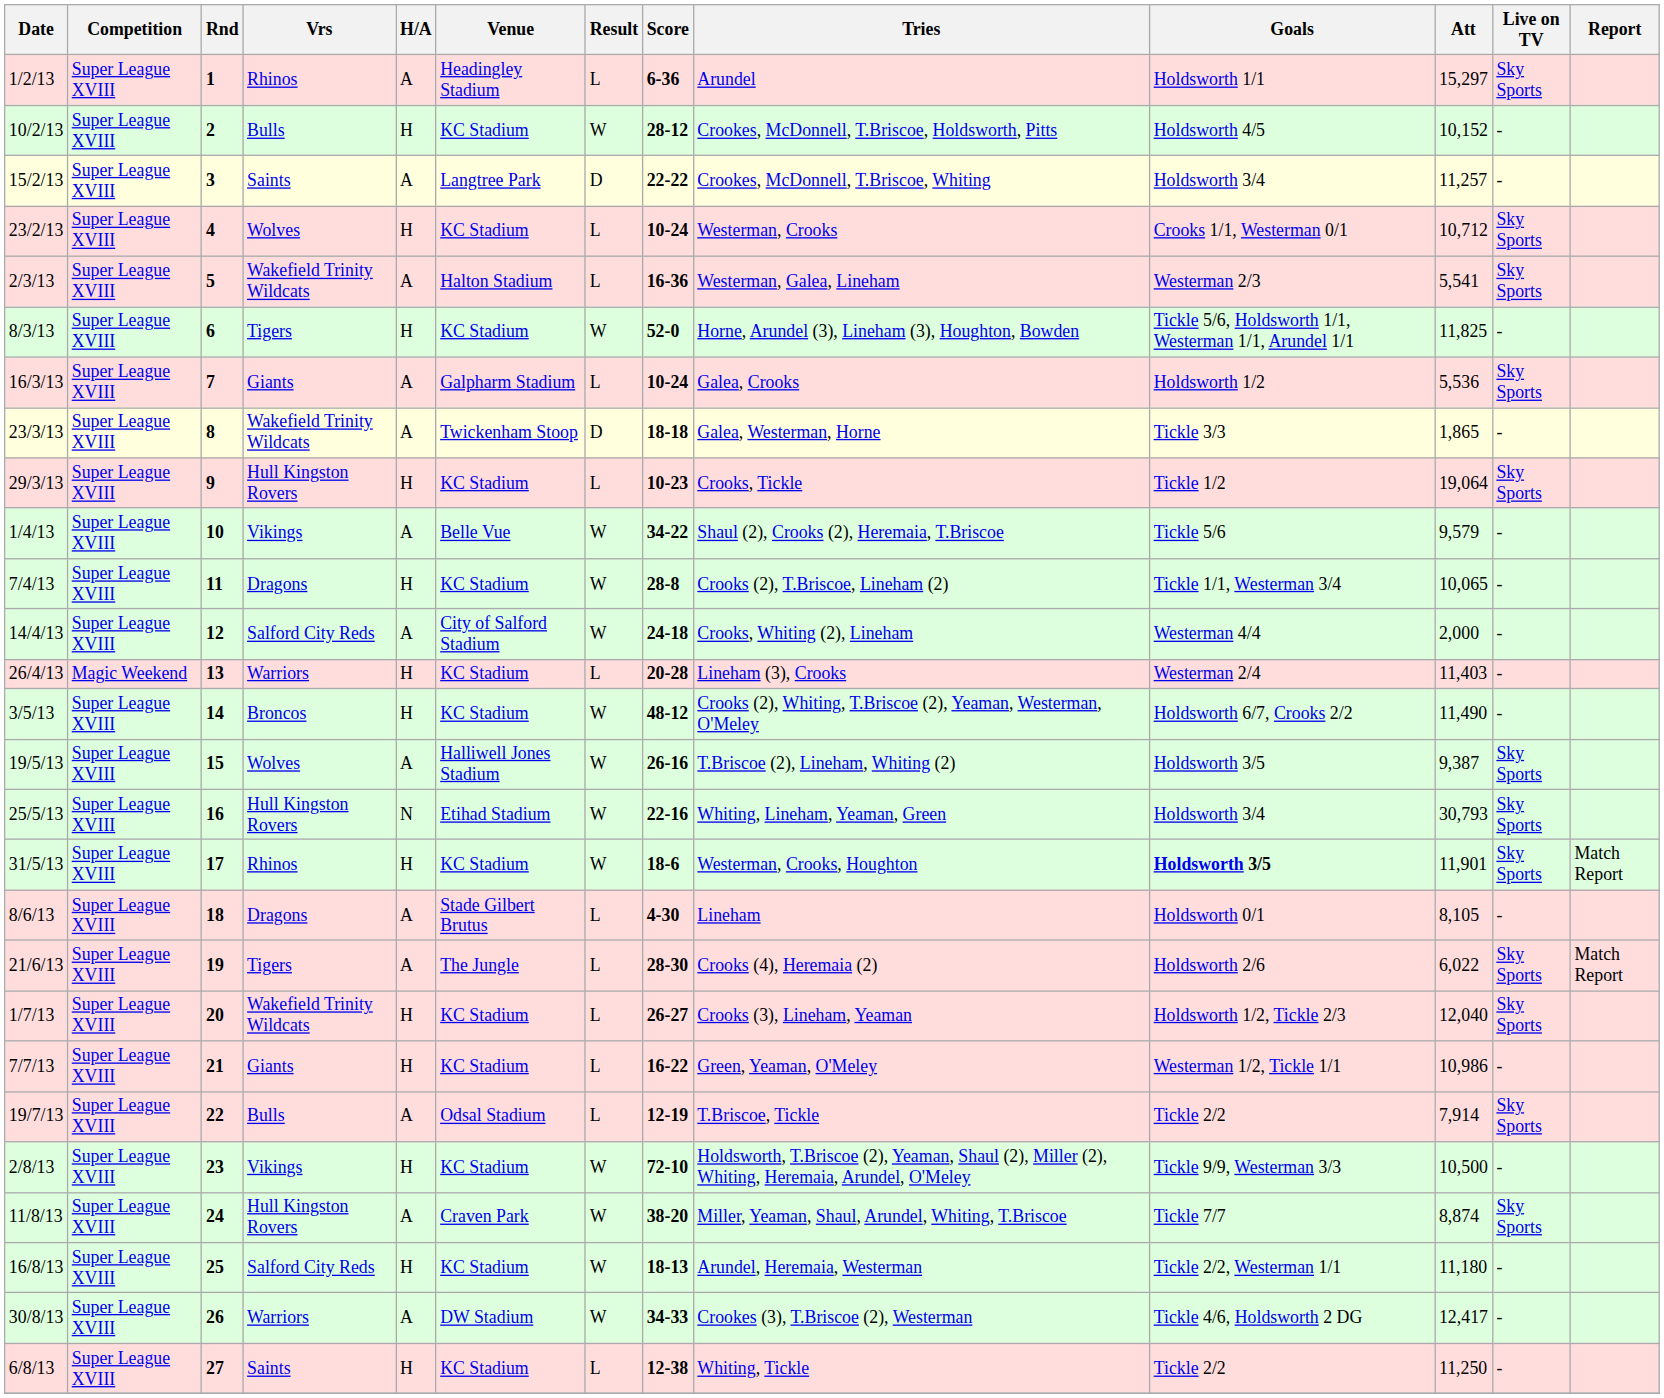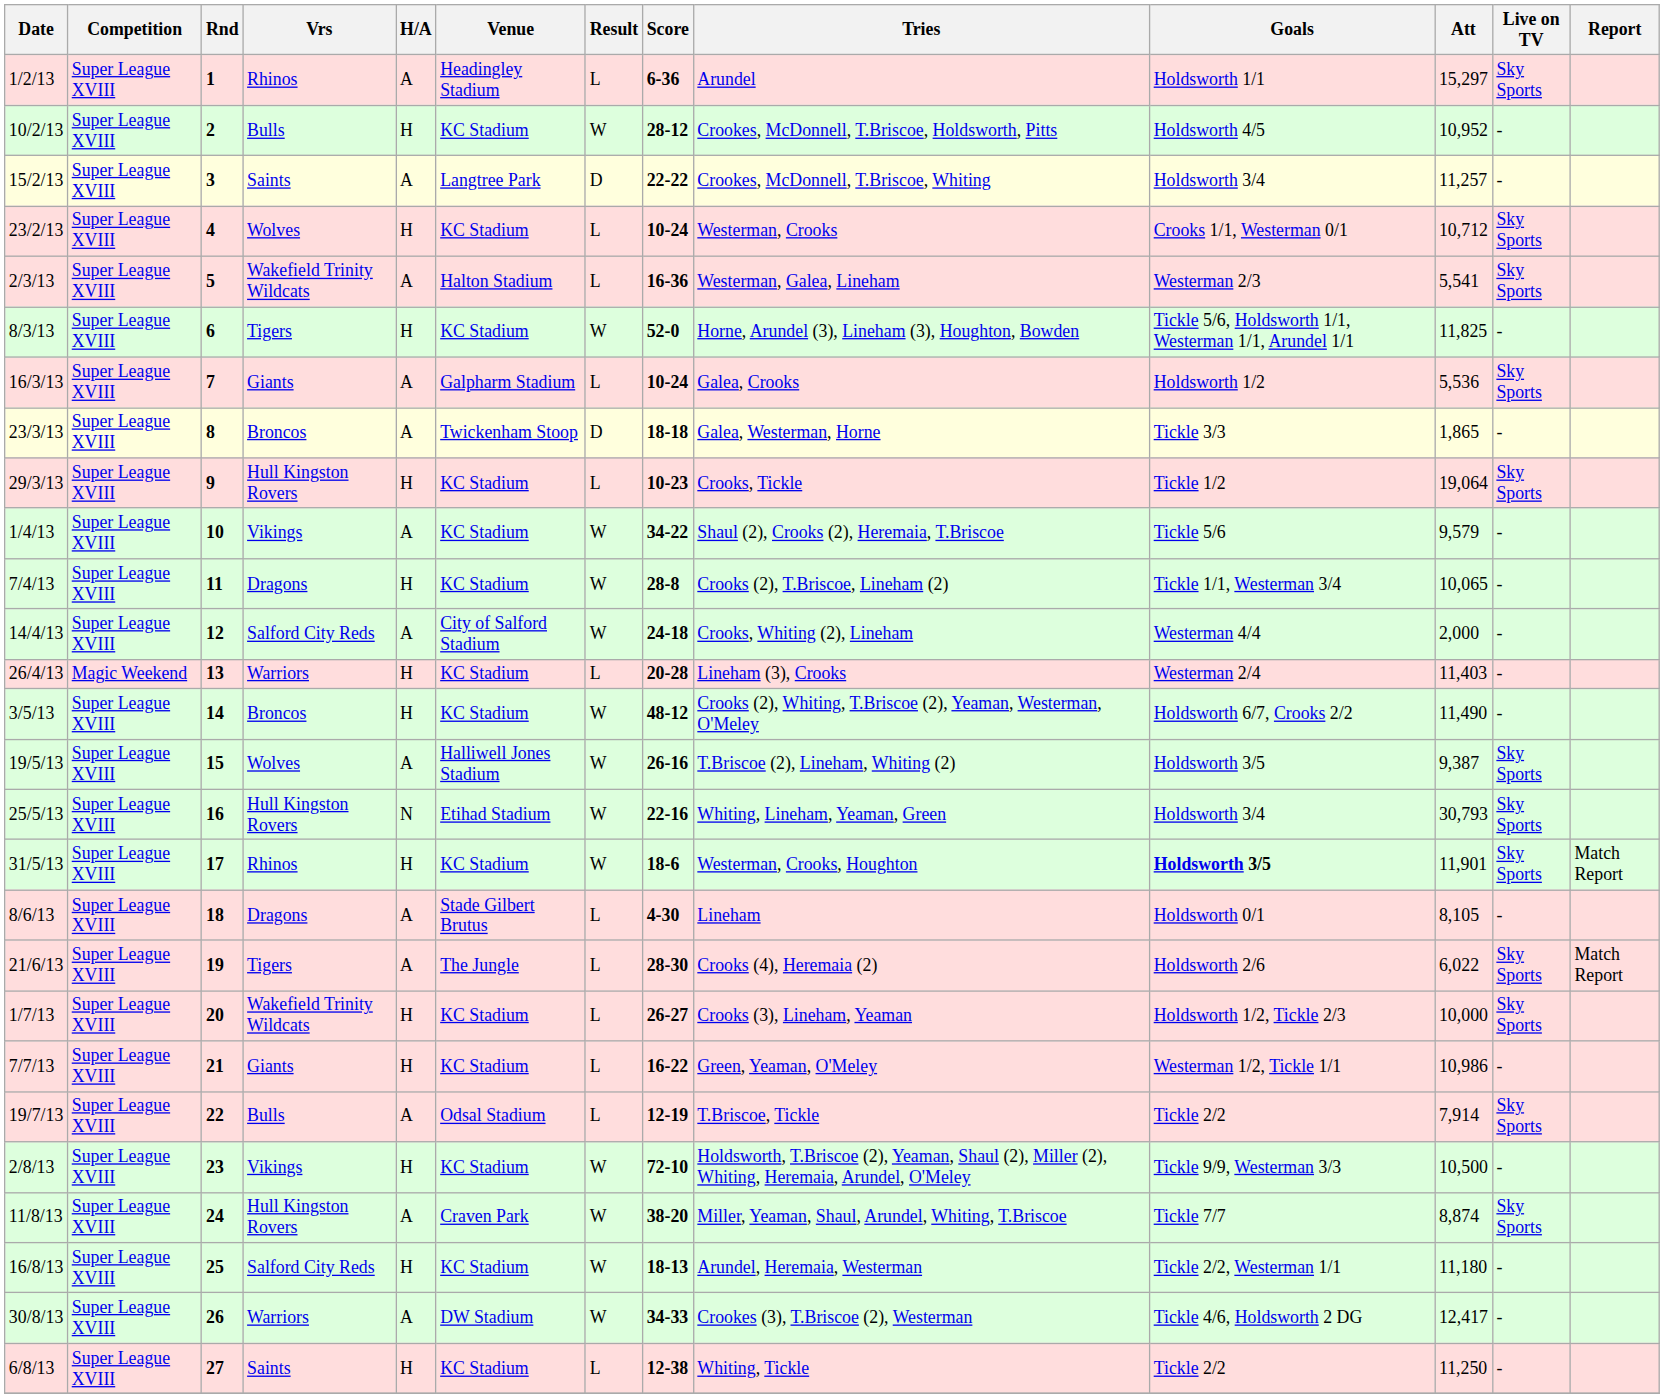(1463, 129) 10,152 -> (1463, 129) 10,952
(310, 432) Wakefield Trinity Wildcats -> (277, 432) Broncos
(475, 532) Belle Vue -> (484, 532) KC Stadium
(1463, 1015) 12,040 -> (1463, 1015) 10,000
